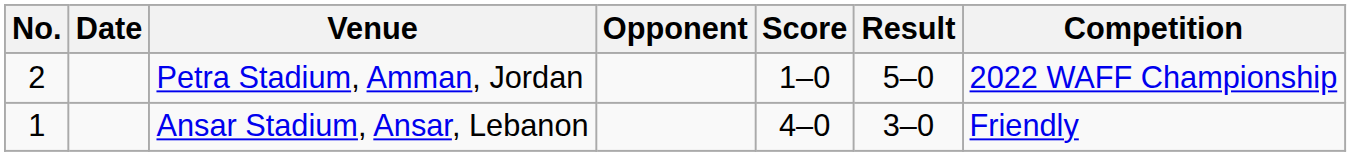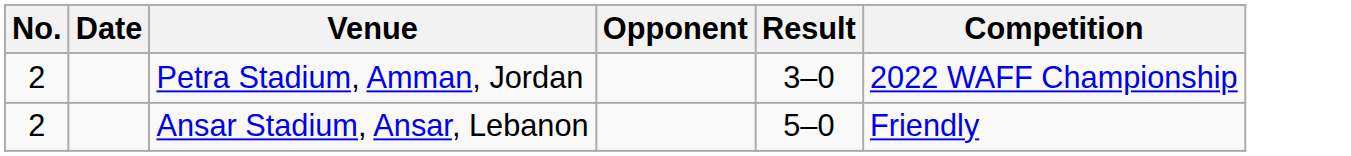- column: (805, 28)
(908, 77) 5–0 -> (809, 77) 3–0
(37, 126) 1 -> (37, 126) 2
(908, 126) 3–0 -> (809, 126) 5–0
